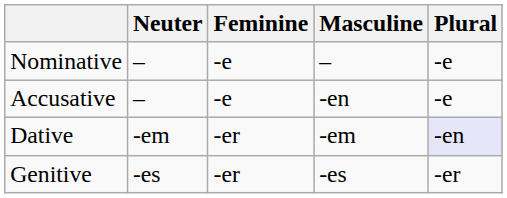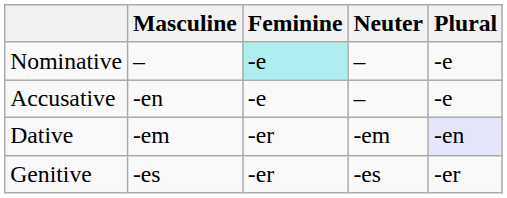columns swapped: (371, 23) <-> (168, 23)
(223, 60) no background -> (257, 60) paleturquoise background
